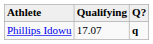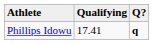(89, 30) 17.07 -> (89, 30) 17.41
